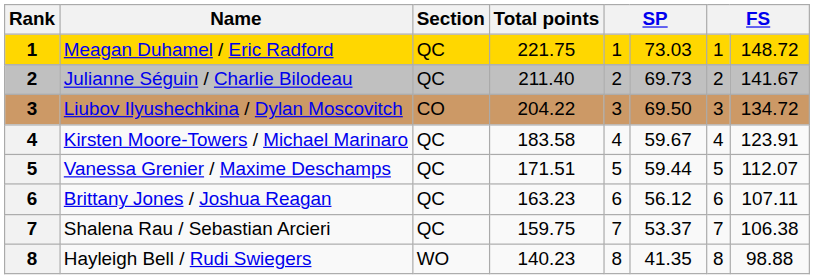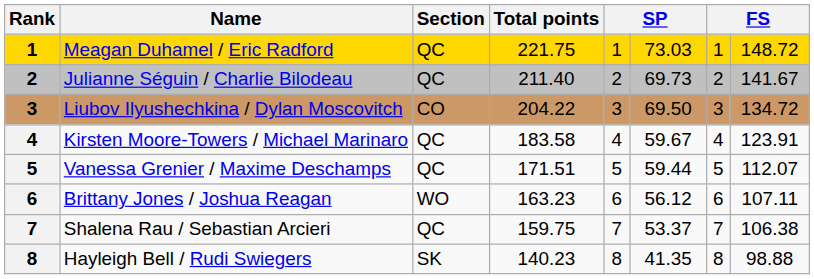(431, 199) QC -> (433, 199) WO
(433, 259) WO -> (429, 259) SK
